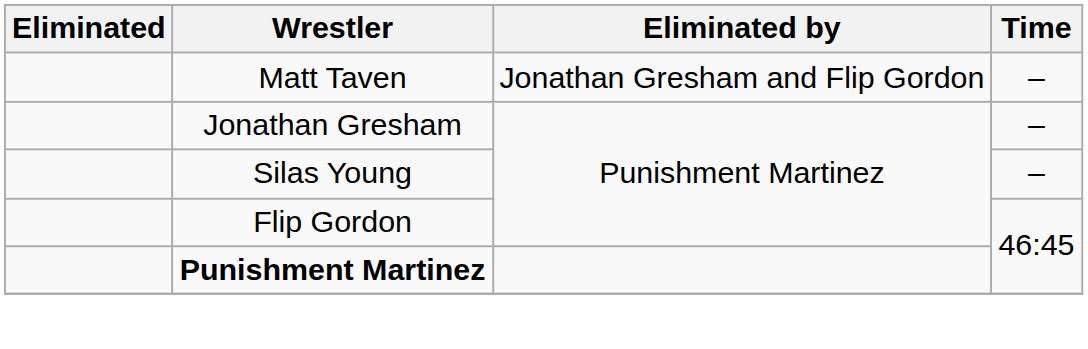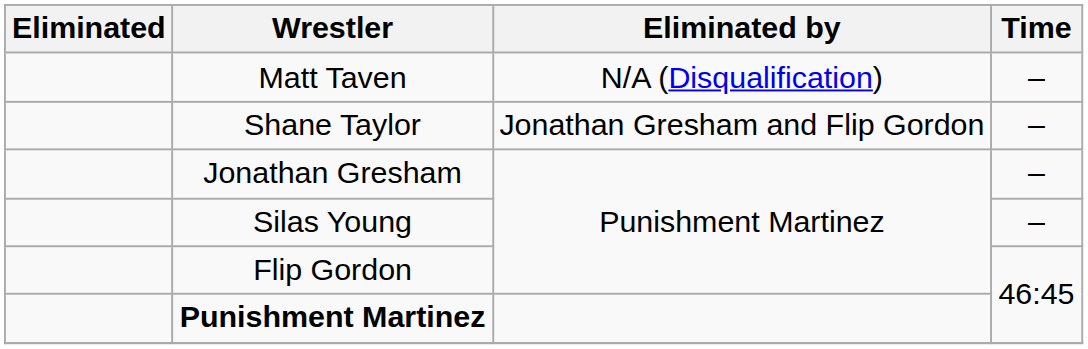(742, 76) Jonathan Gresham and Flip Gordon -> (742, 76) N/A (Disqualification)
+ row: (333, 125)
